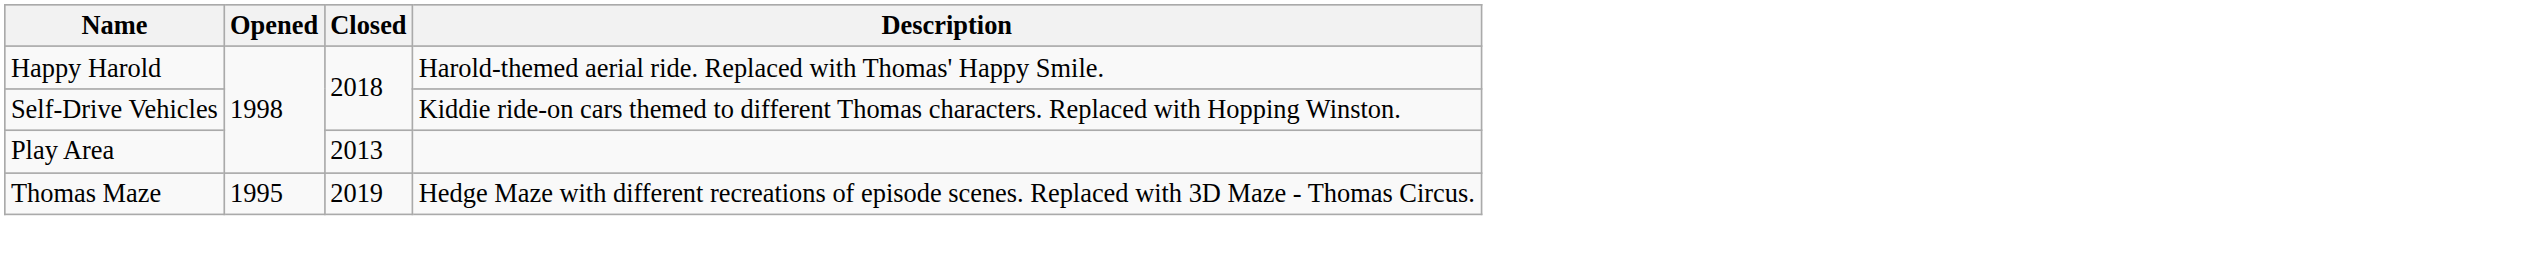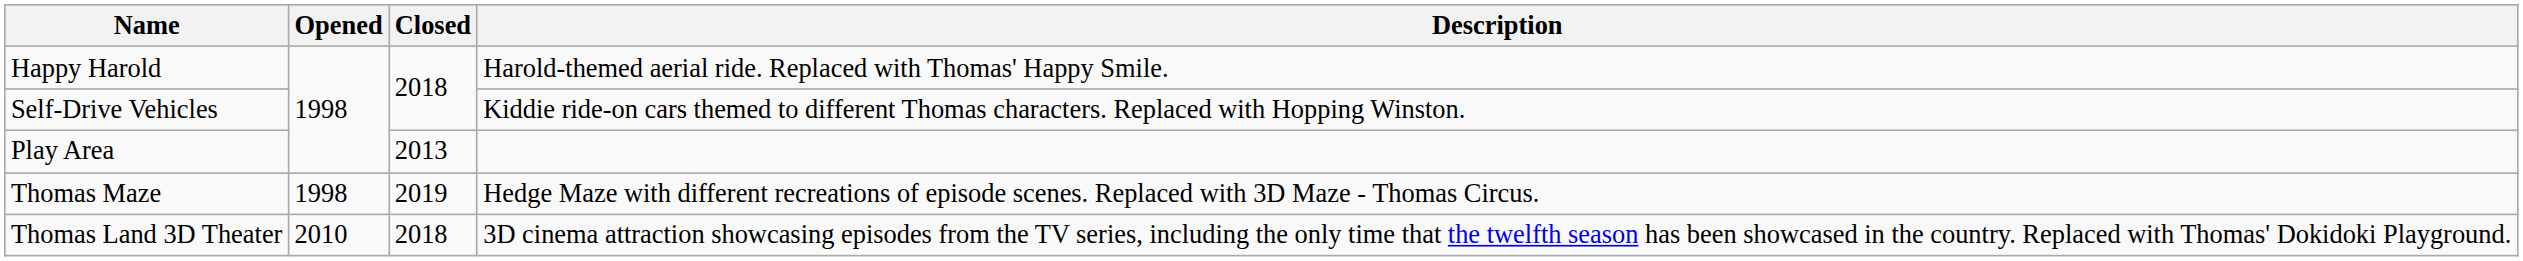(256, 192) 1995 -> (321, 192) 1998
+ row: (147, 234)
